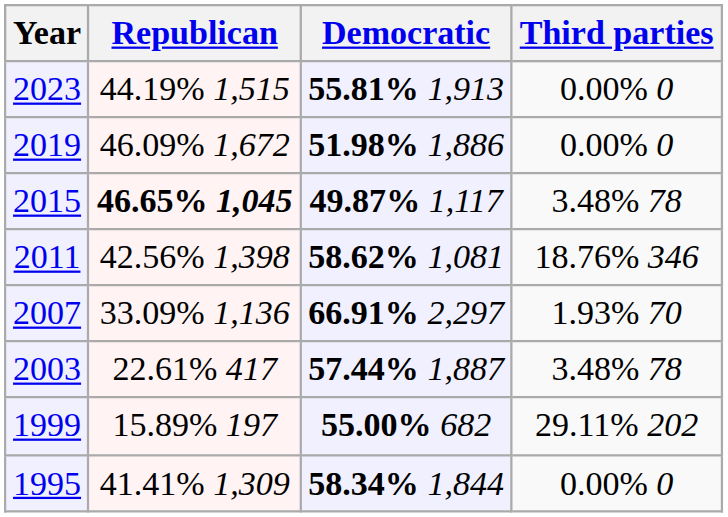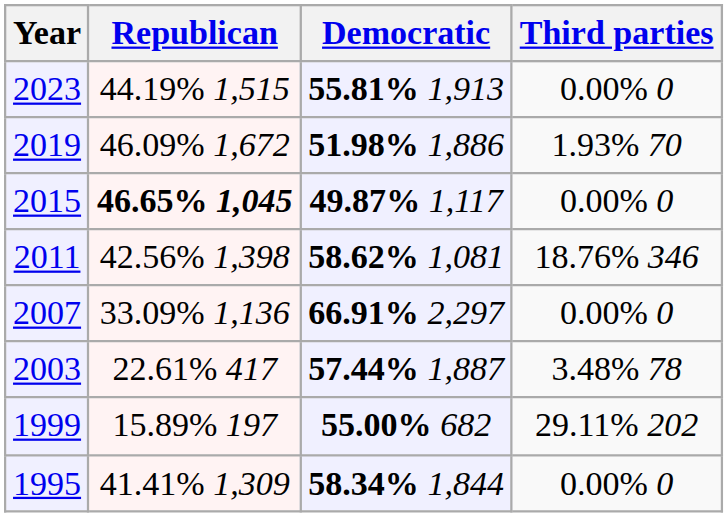(617, 145) 0.00% 0 -> (617, 145) 1.93% 70
(617, 201) 3.48% 78 -> (617, 201) 0.00% 0
(617, 313) 1.93% 70 -> (617, 313) 0.00% 0
